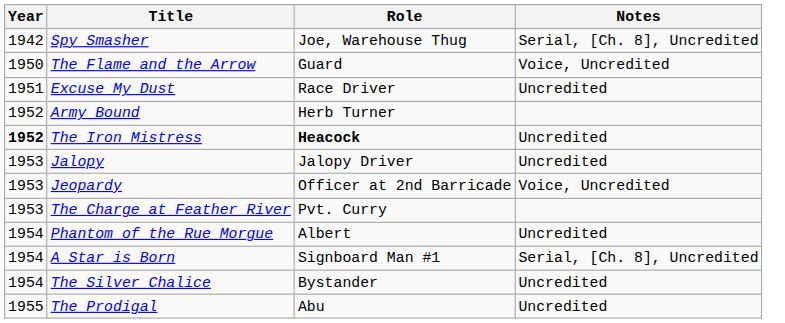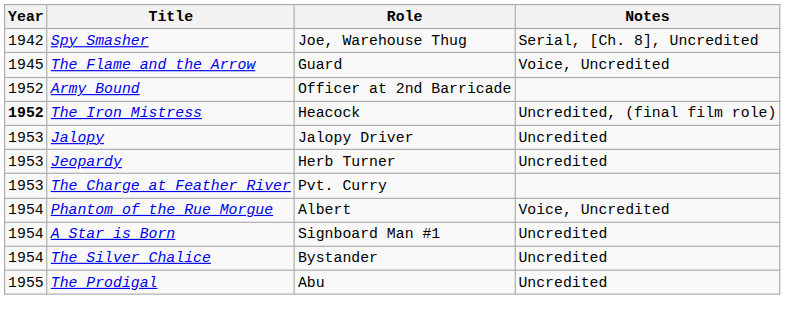(26, 65) 1950 -> (26, 65) 1945
- row: (113, 89)
(347, 113) Herb Turner -> (405, 89) Officer at 2nd Barricade
(329, 137) bold -> (329, 113) normal
(563, 137) Uncredited -> (647, 113) Uncredited, (final film role)
(405, 186) Officer at 2nd Barricade -> (347, 162) Herb Turner
(594, 186) Voice, Uncredited -> (563, 162) Uncredited
(563, 234) Uncredited -> (594, 210) Voice, Uncredited
(638, 258) Serial, [Ch. 8], Uncredited -> (563, 234) Uncredited
